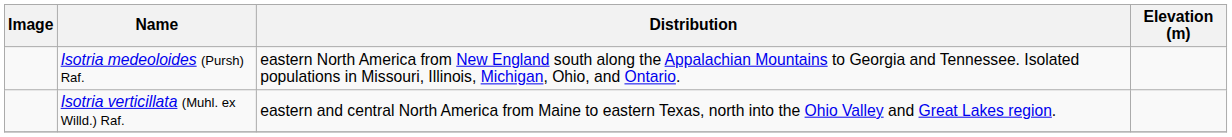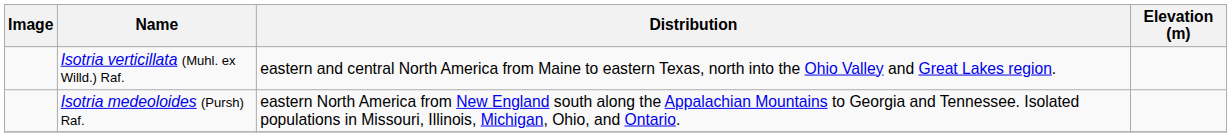rows swapped: (152, 68) <-> (148, 110)
